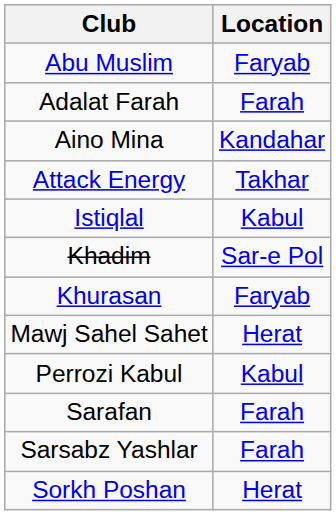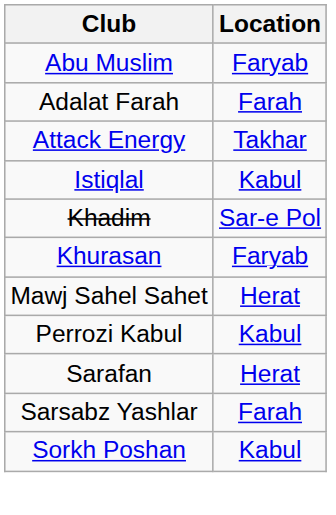- row: (109, 140)
(272, 412) Farah -> (270, 373) Herat
(272, 489) Herat -> (270, 450) Kabul
